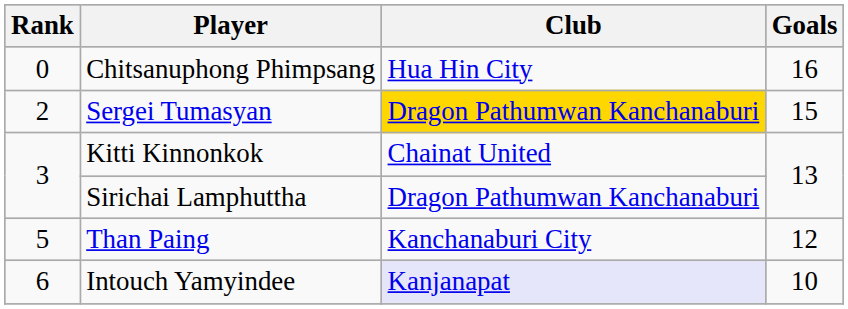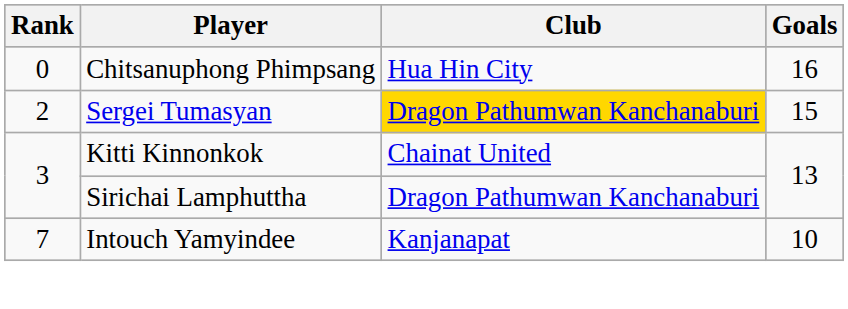- row: (148, 238)
(42, 281) 6 -> (42, 238) 7
(449, 281) lavender background -> (449, 238) no background
